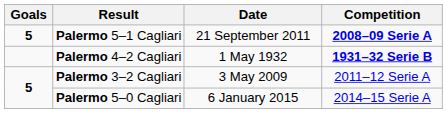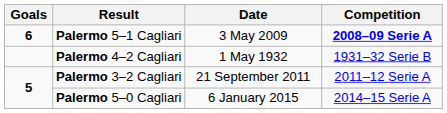(29, 35) 5 -> (29, 35) 6
(253, 35) 21 September 2011 -> (253, 35) 3 May 2009
(382, 56) bold -> (382, 56) normal
(253, 77) 3 May 2009 -> (253, 77) 21 September 2011
